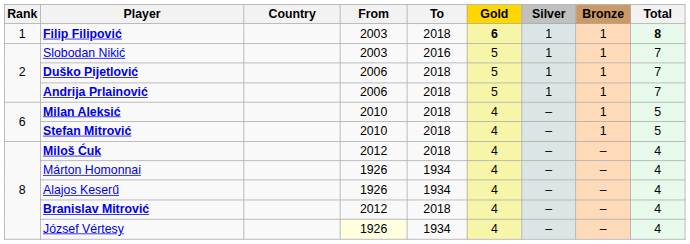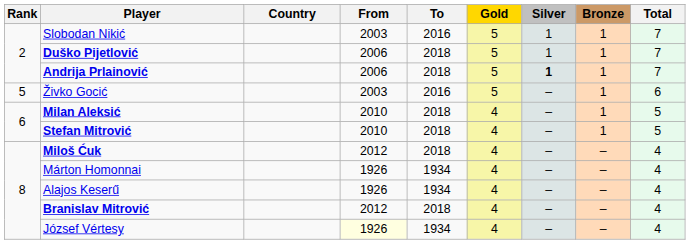- row: (82, 33)
(549, 92) normal -> (549, 72) bold
+ row: (75, 92)
